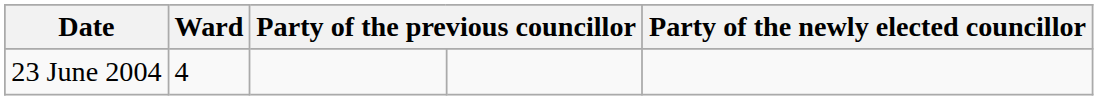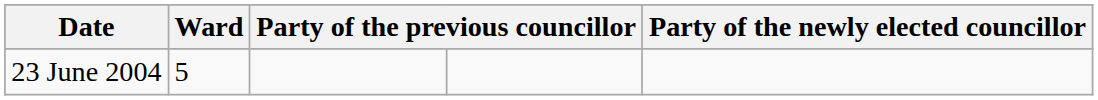(182, 71) 4 -> (182, 71) 5
